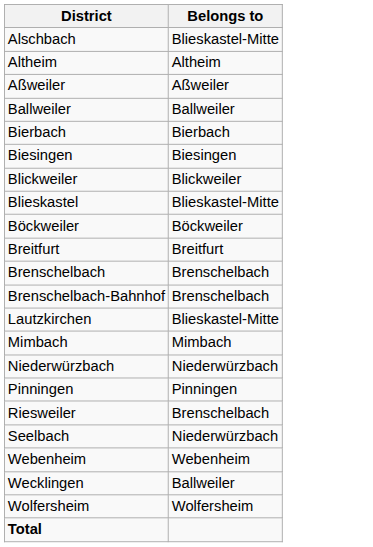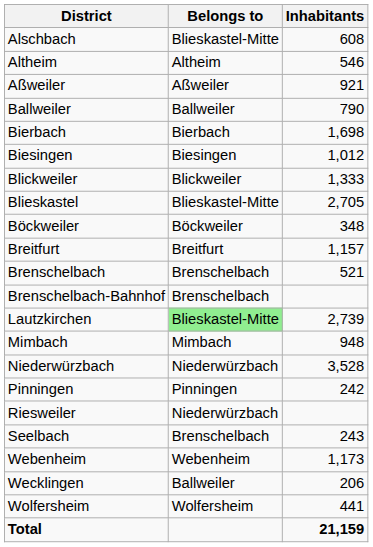+ column: (325, 16)
(225, 319) no background -> (225, 319) lightgreen background
(220, 413) Brenschelbach -> (225, 413) Niederwürzbach
(225, 436) Niederwürzbach -> (220, 436) Brenschelbach
